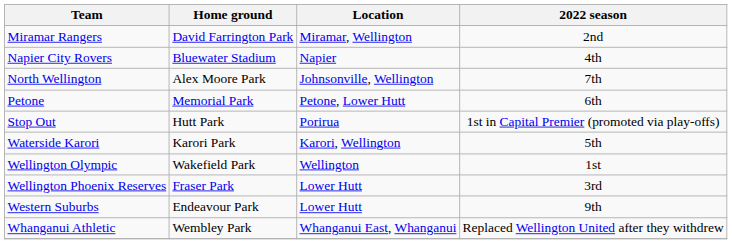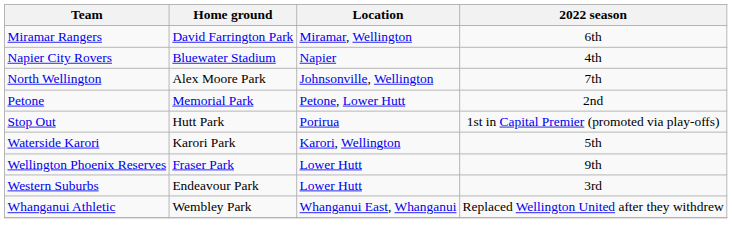(593, 36) 2nd -> (593, 36) 6th
(593, 100) 6th -> (593, 100) 2nd
- row: (62, 164)
(593, 185) 3rd -> (593, 164) 9th
(593, 206) 9th -> (593, 185) 3rd
